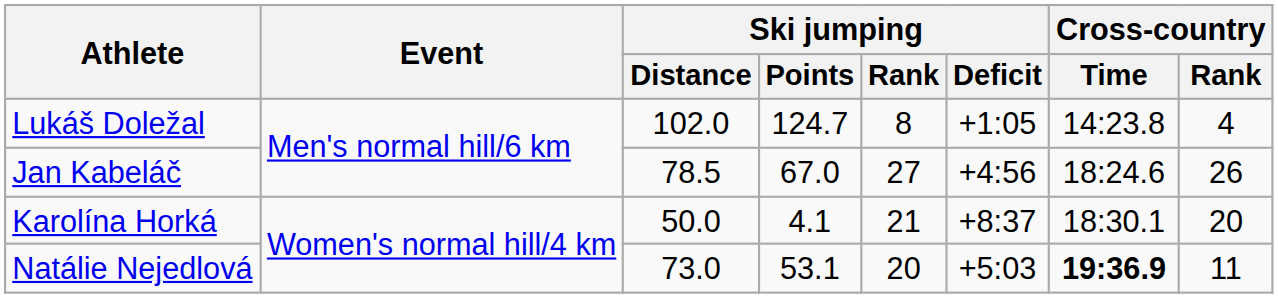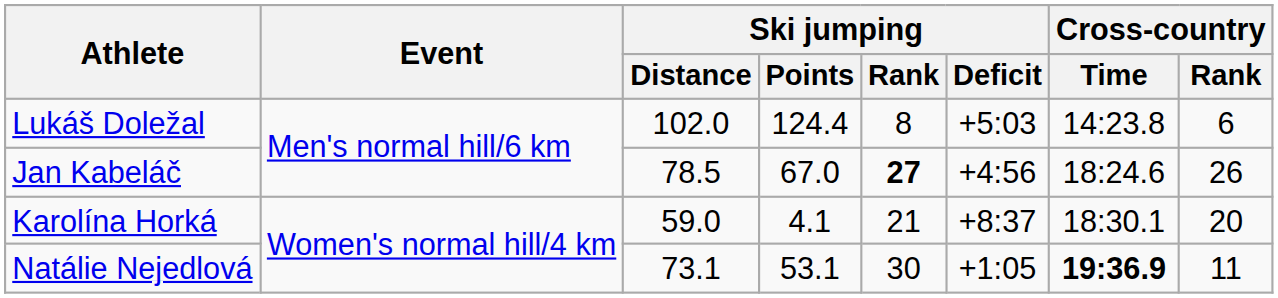(810, 124) 124.7 -> (810, 124) 124.4
(997, 124) +1:05 -> (997, 124) +5:03
(1226, 124) 4 -> (1226, 124) 6
(904, 172) normal -> (904, 172) bold
(691, 221) 50.0 -> (691, 221) 59.0
(691, 269) 73.0 -> (691, 269) 73.1
(904, 269) 20 -> (904, 269) 30
(997, 269) +5:03 -> (997, 269) +1:05
